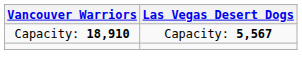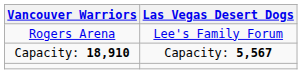+ row: (72, 34)
